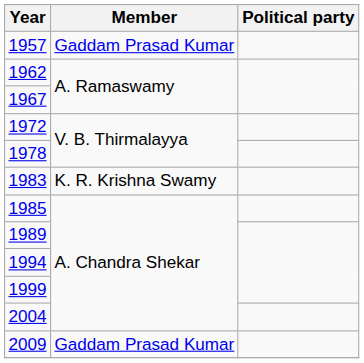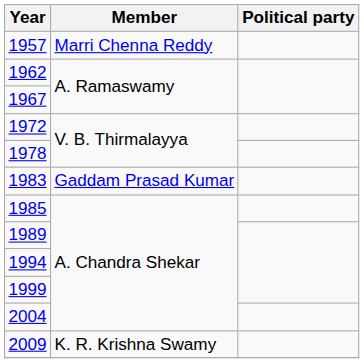(144, 45) Gaddam Prasad Kumar -> (133, 45) Marri Chenna Reddy
(135, 180) K. R. Krishna Swamy -> (144, 180) Gaddam Prasad Kumar
(144, 343) Gaddam Prasad Kumar -> (135, 343) K. R. Krishna Swamy
